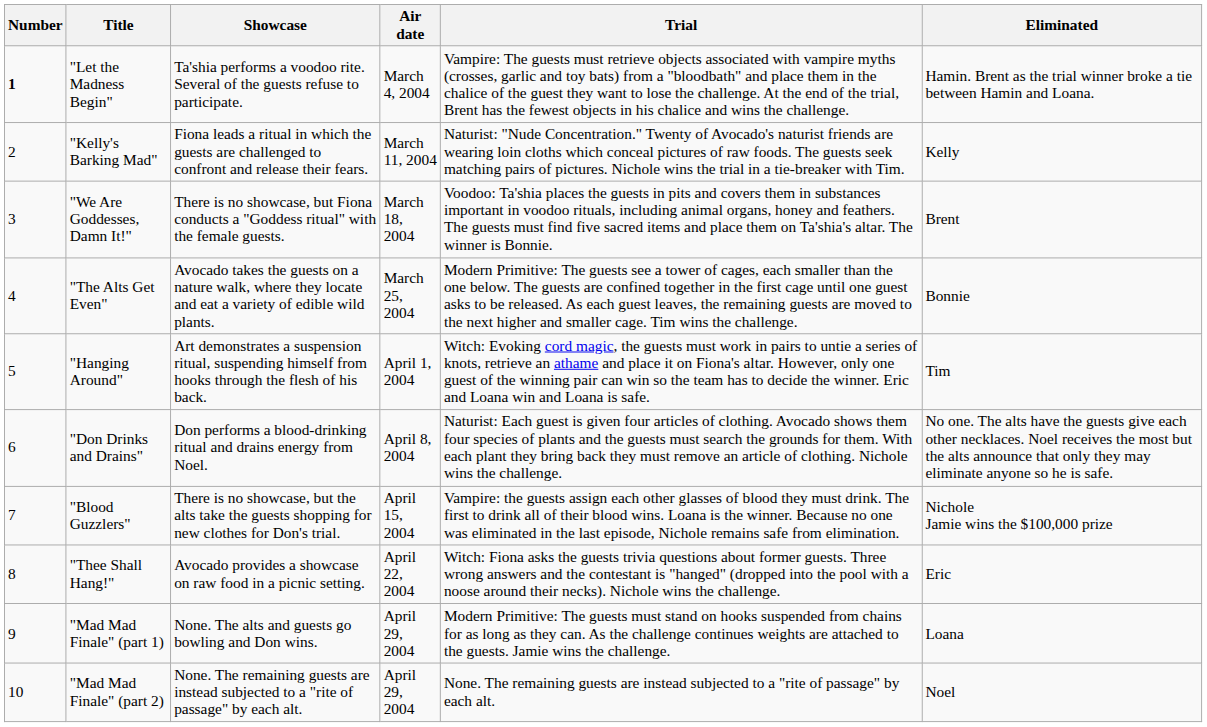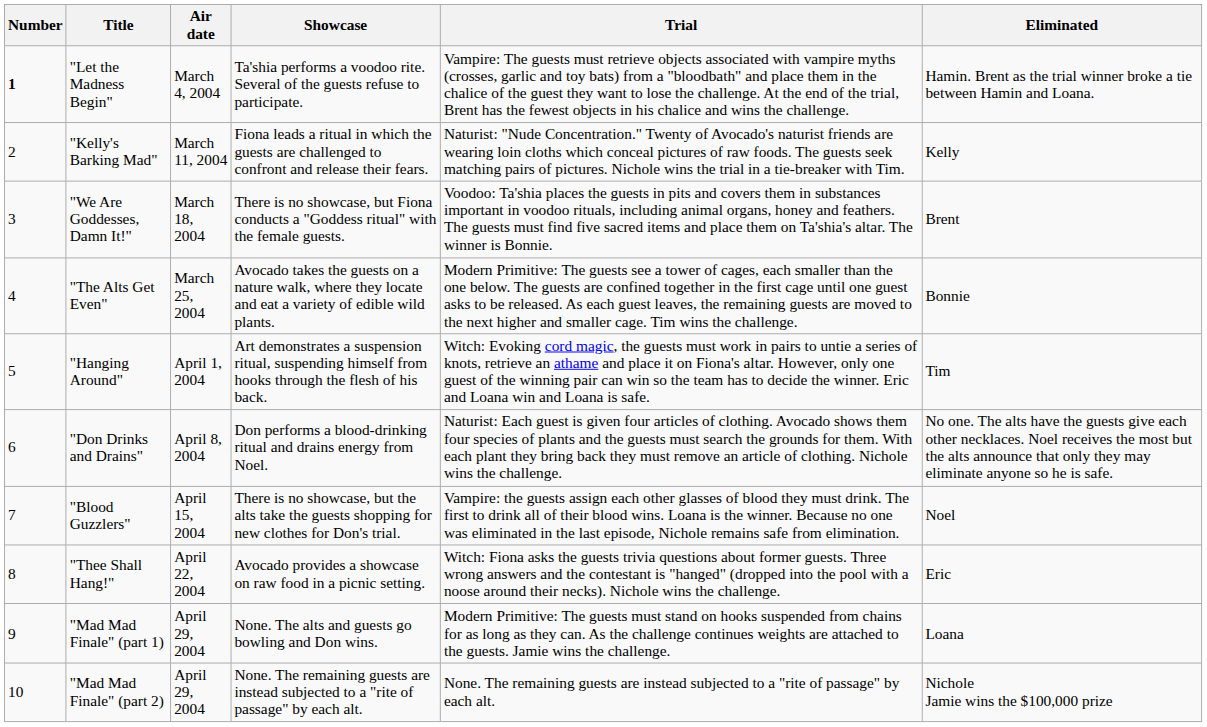columns swapped: (410, 25) <-> (275, 25)
(1019, 515) Nichole Jamie wins the $100,000 prize -> (940, 515) Noel
(940, 692) Noel -> (1019, 692) Nichole Jamie wins the $100,000 prize
